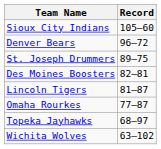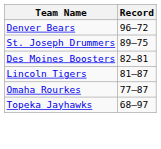- row: (58, 28)
- row: (47, 136)
